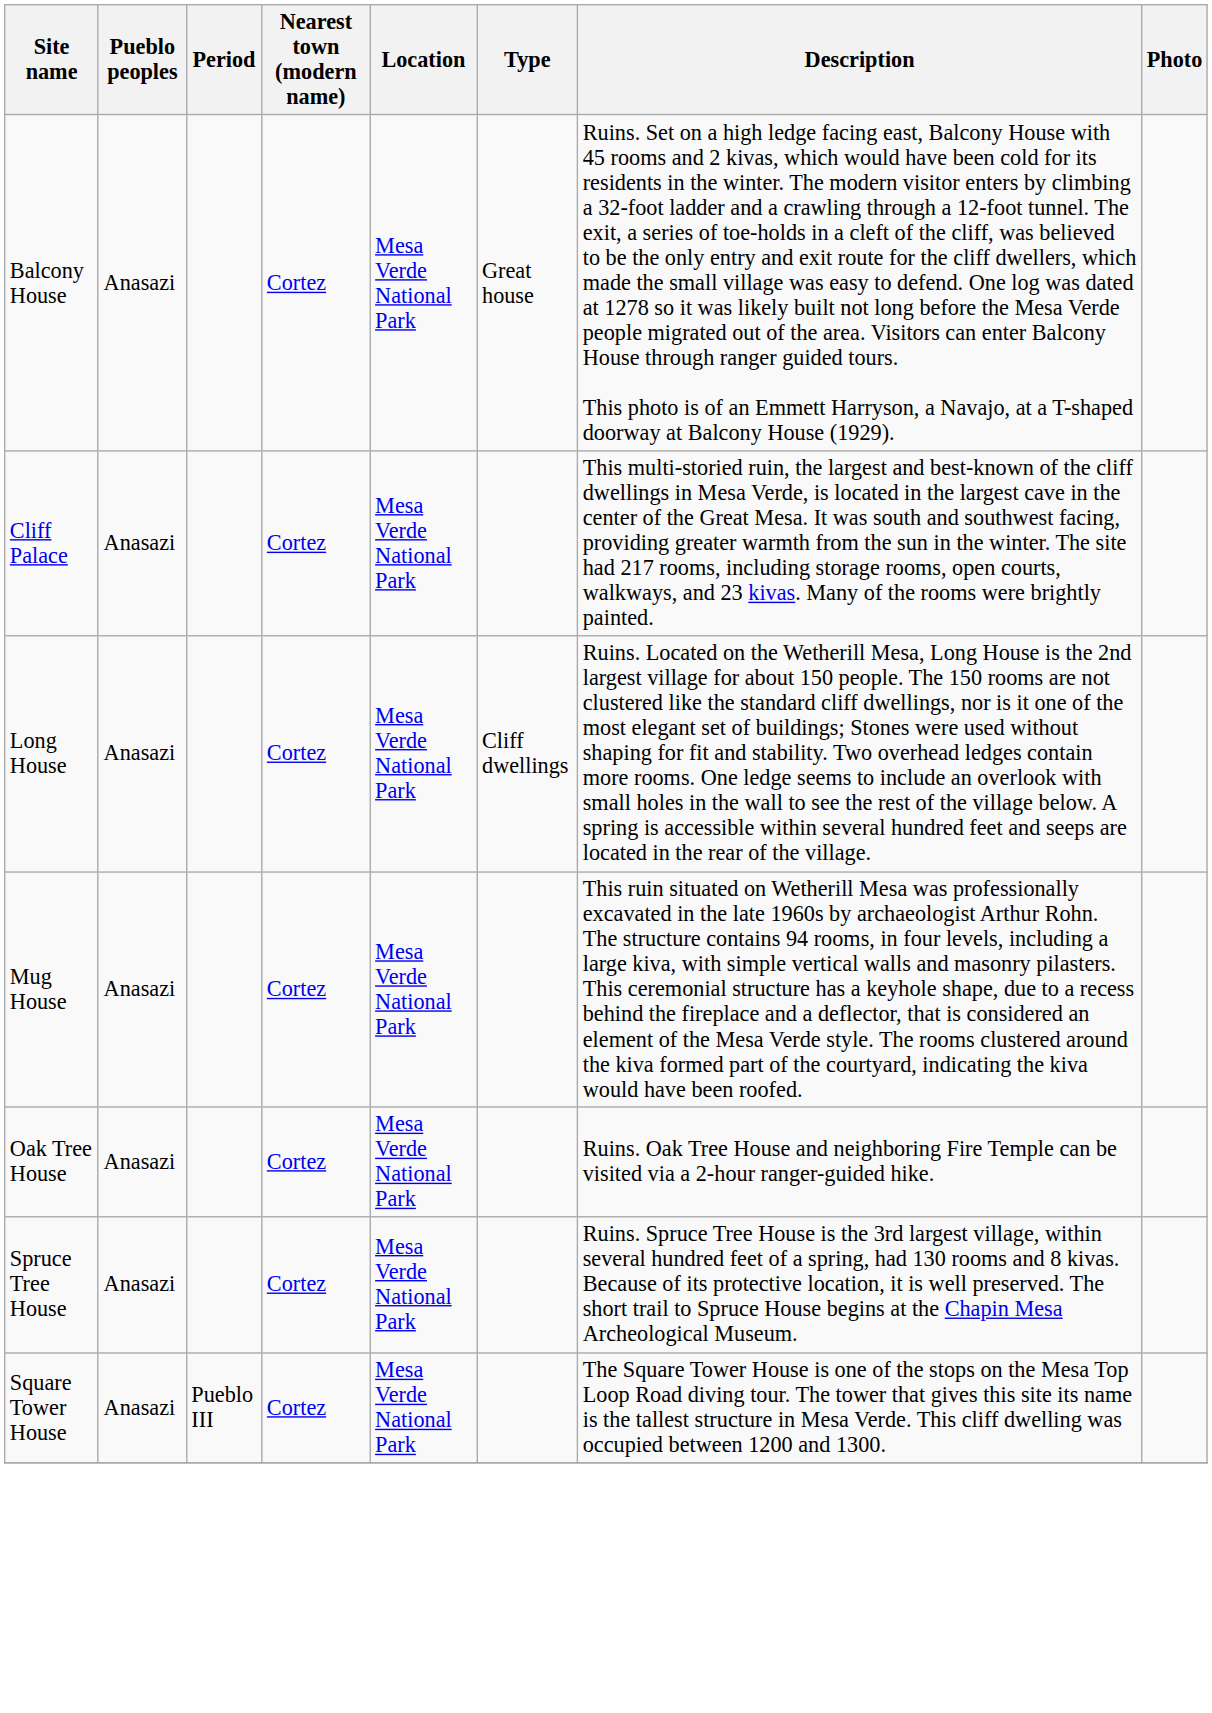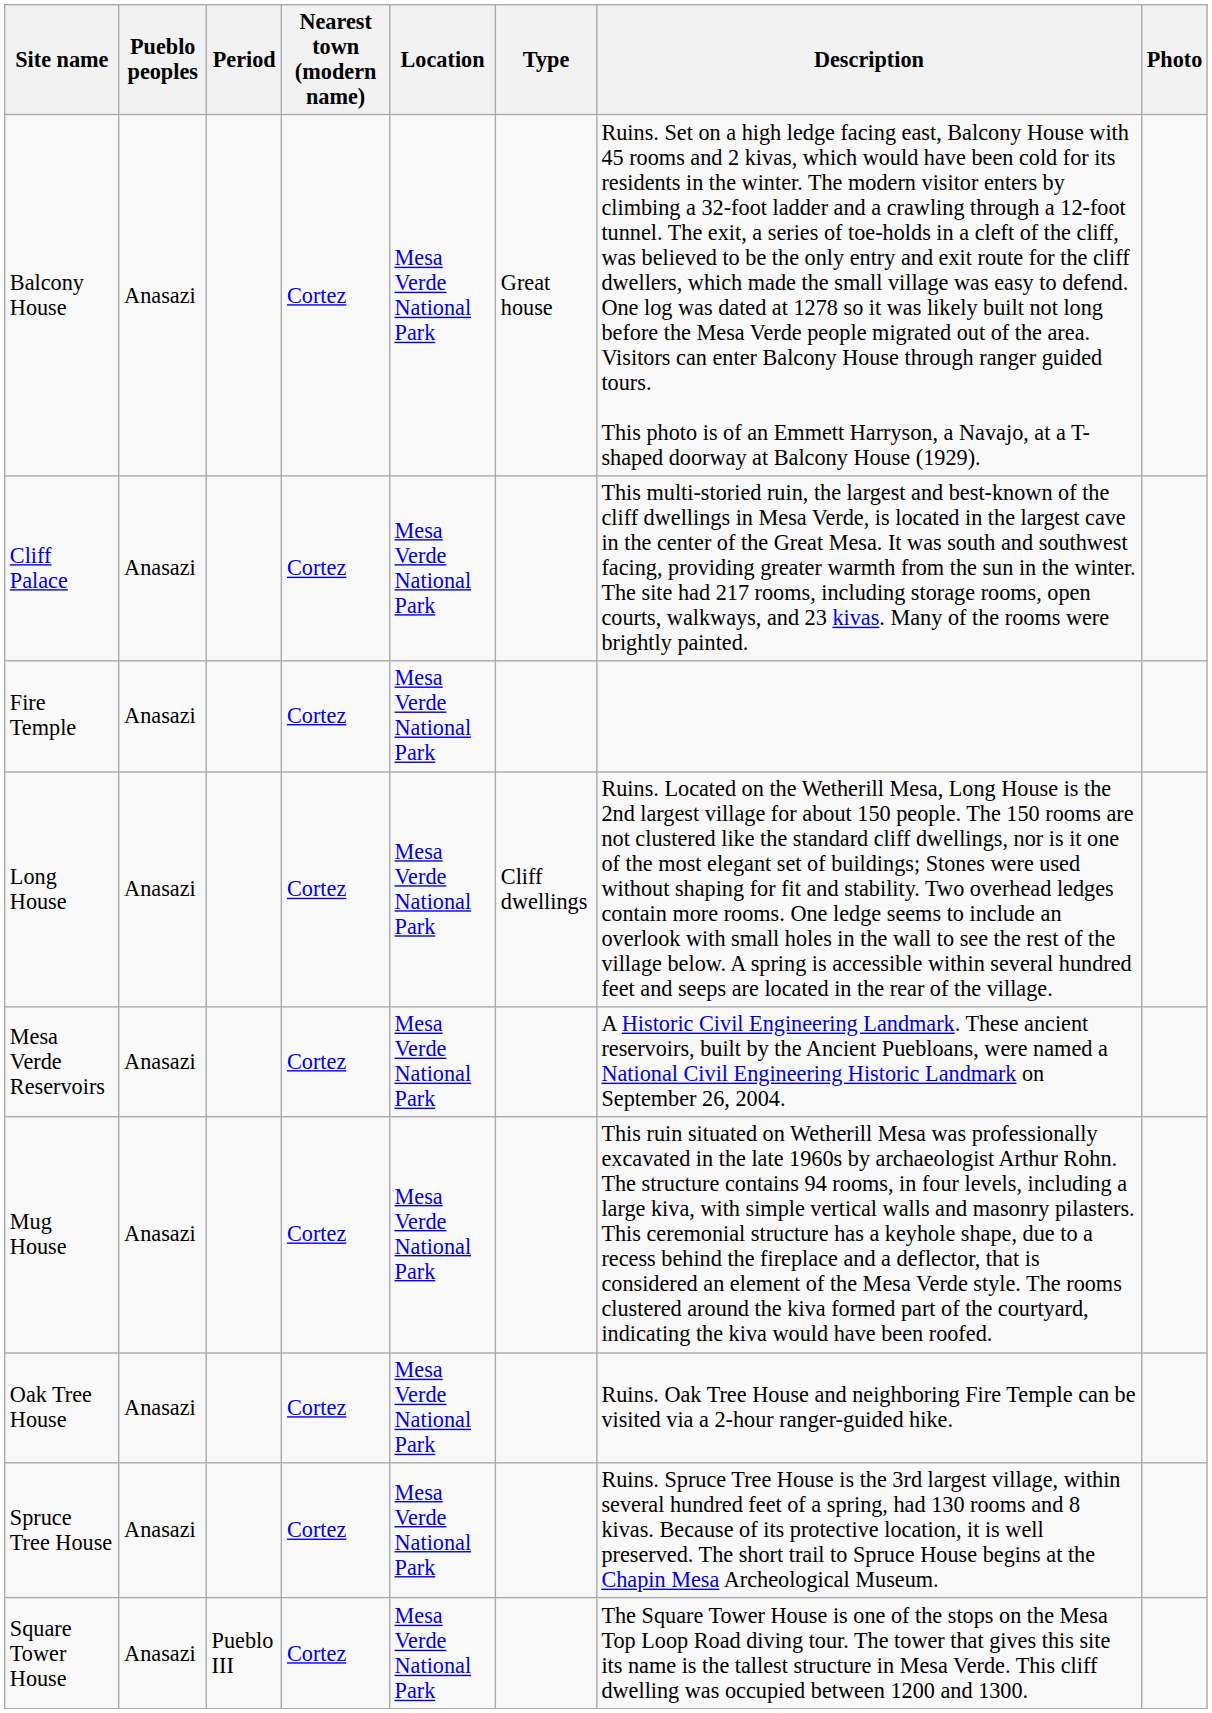+ row: (43, 715)
+ row: (57, 1061)
